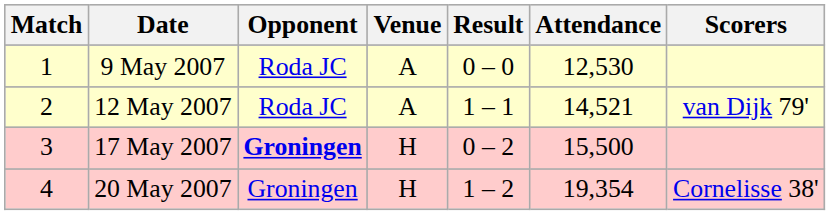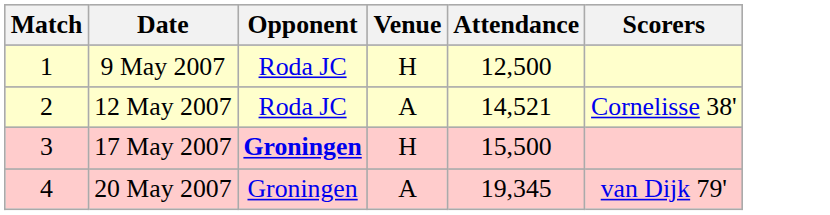- column: (488, 24)
(408, 65) A -> (408, 65) H
(598, 65) 12,530 -> (516, 65) 12,500
(746, 106) van Dijk 79' -> (664, 106) Cornelisse 38'
(408, 188) H -> (408, 188) A
(598, 188) 19,354 -> (516, 188) 19,345
(746, 188) Cornelisse 38' -> (664, 188) van Dijk 79'
